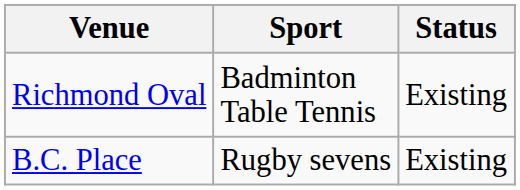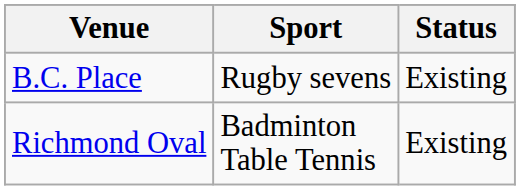rows swapped: (77, 160) <-> (109, 94)
